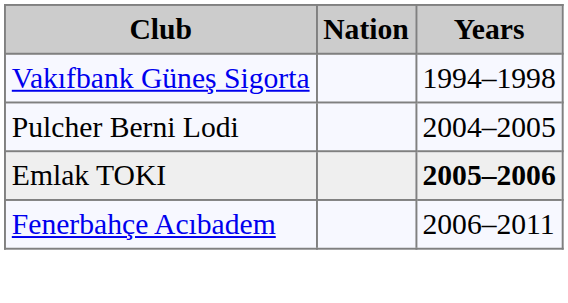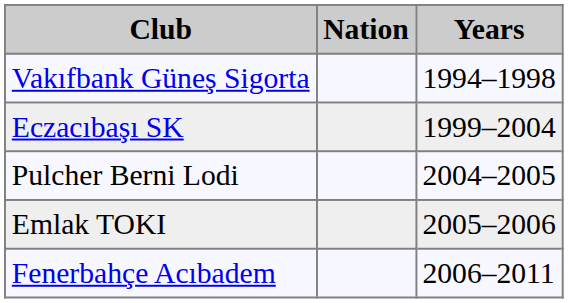+ row: (98, 126)
(489, 175) bold -> (489, 223) normal
